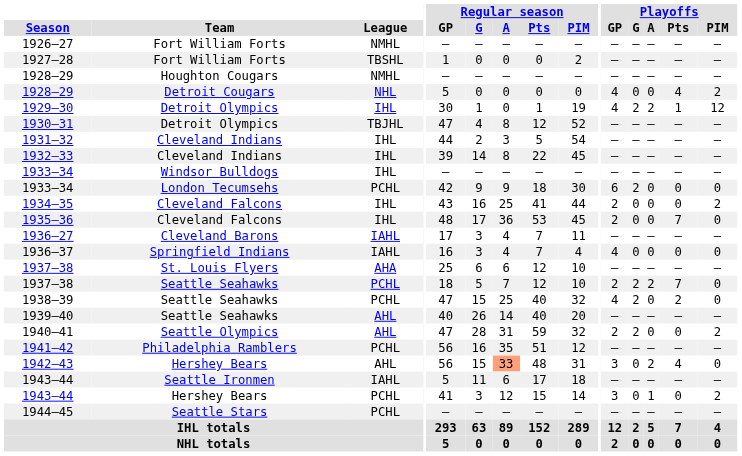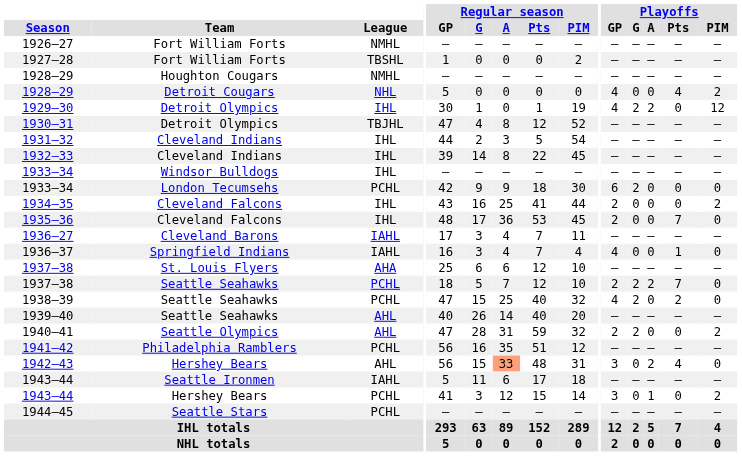(678, 108) 1 -> (678, 108) 0
(678, 252) 0 -> (678, 252) 1
